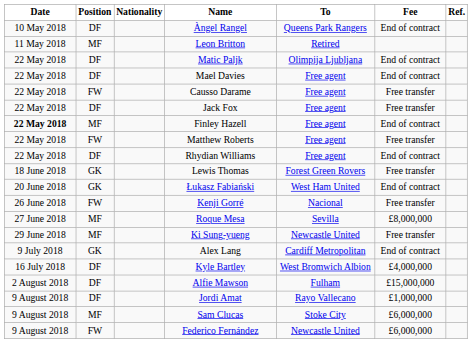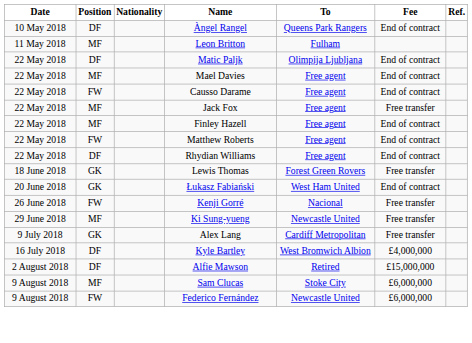(325, 44) Retired -> (325, 44) Fulham
(95, 76) DF -> (95, 76) MF
(410, 92) Free transfer -> (410, 92) End of contract
(95, 108) DF -> (95, 108) MF
(40, 124) bold -> (40, 124) normal
(410, 140) Free transfer -> (410, 140) End of contract
- row: (220, 219)
(410, 251) End of contract -> (410, 235) Free transfer
(325, 283) Fulham -> (325, 267) Retired
- row: (220, 299)
